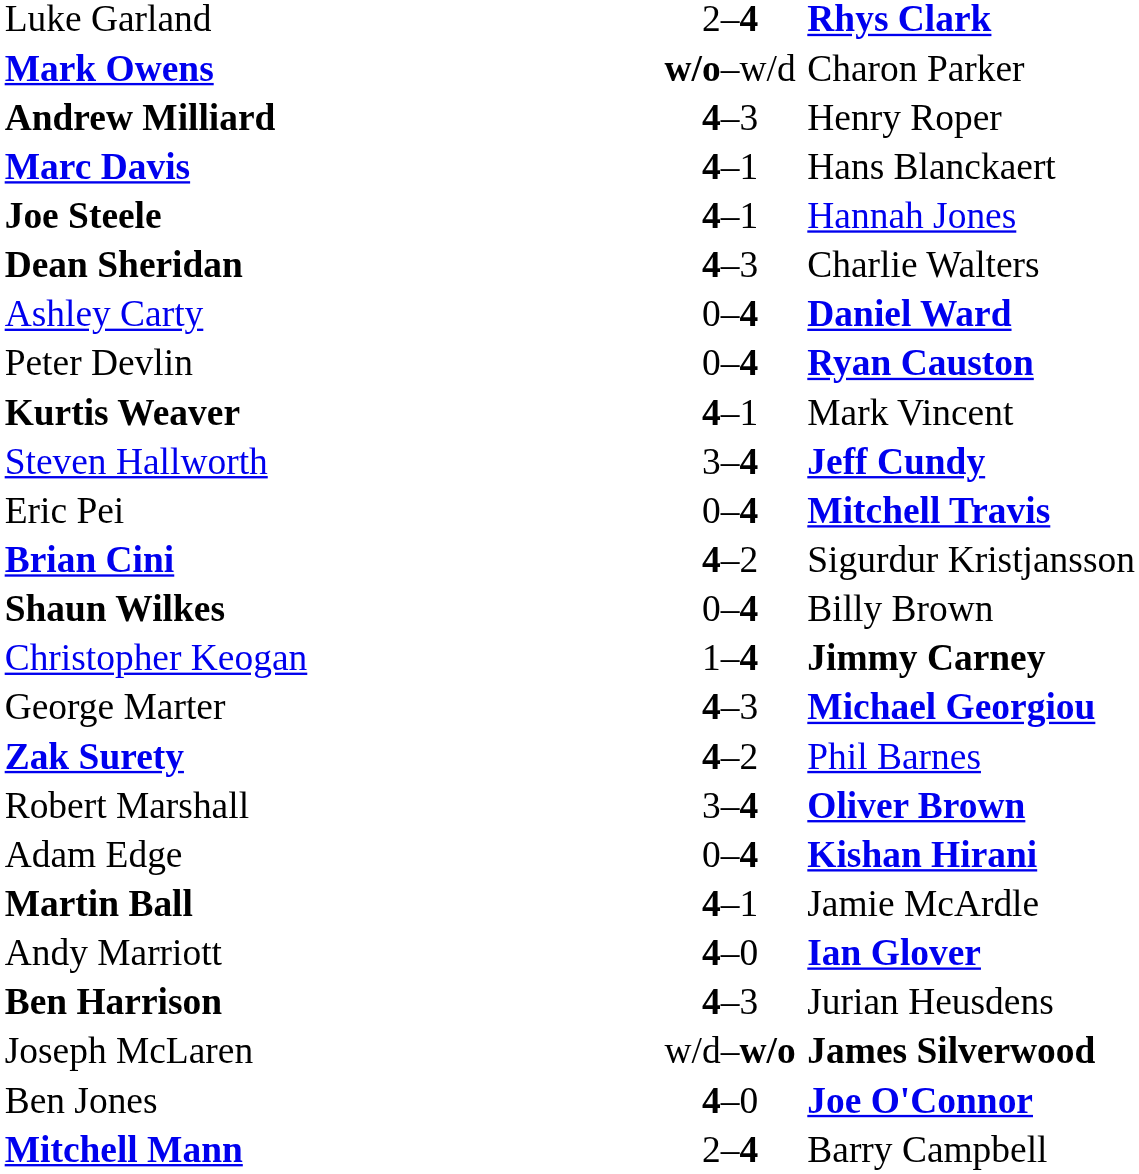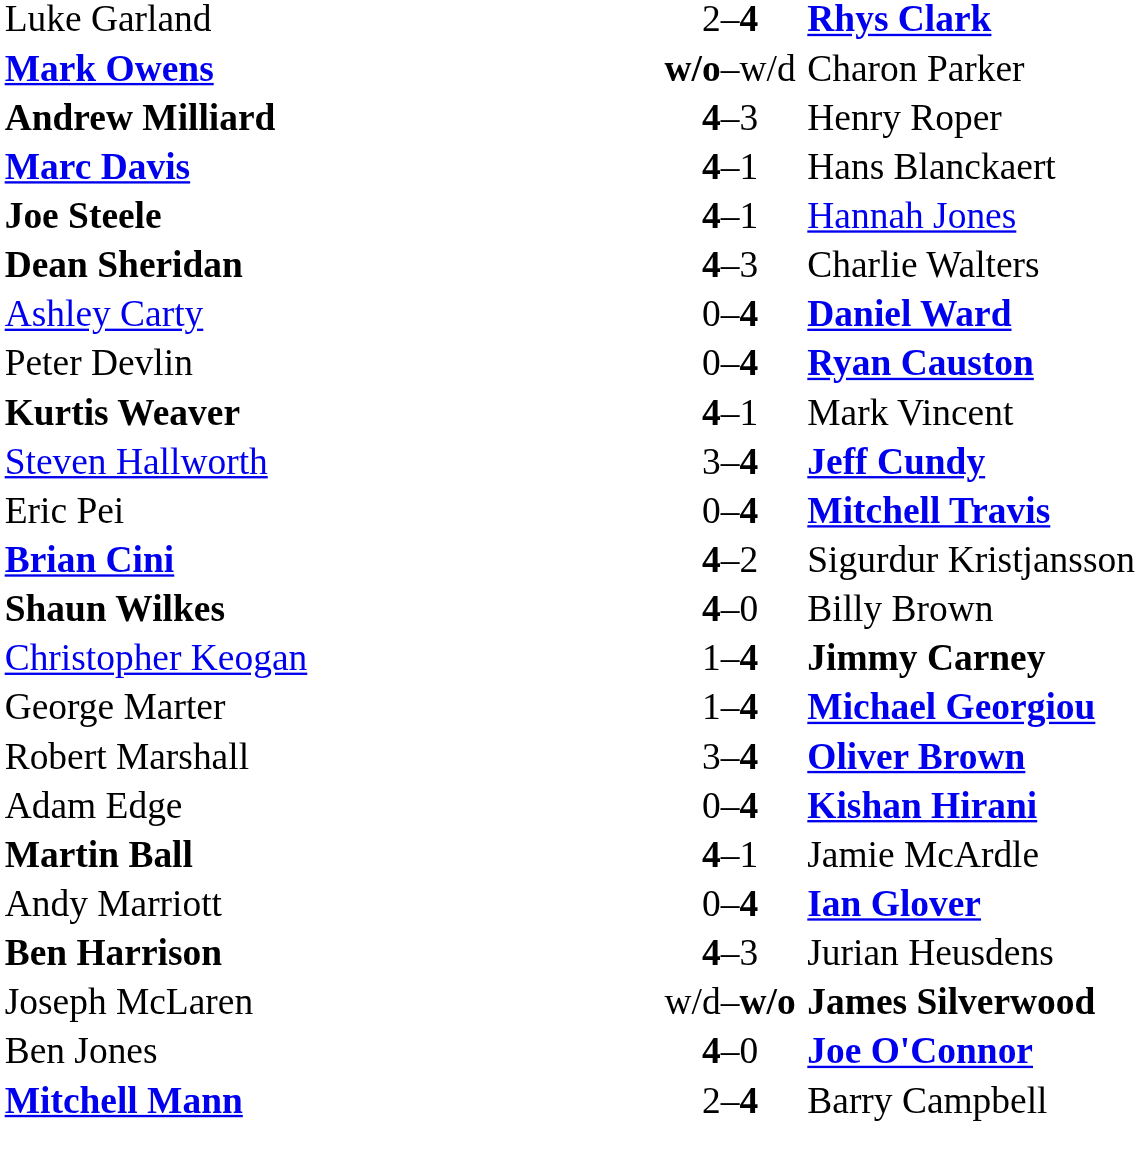(730, 608) 0–4 -> (730, 608) 4–0
(730, 707) 4–3 -> (730, 707) 1–4
- row: (94, 756)
(730, 952) 4–0 -> (730, 903) 0–4
